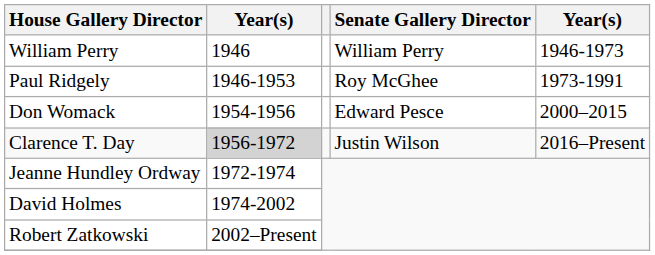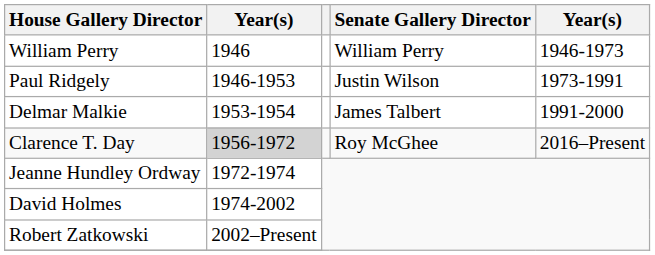(386, 81) Roy McGhee -> (387, 81) Justin Wilson
+ row: (68, 111)
- row: (62, 111)
(387, 142) Justin Wilson -> (386, 142) Roy McGhee
